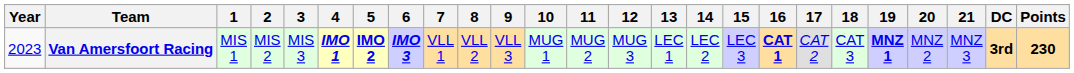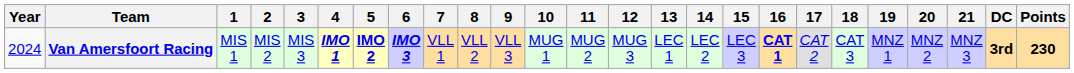(25, 48) 2023 -> (25, 48) 2024
(888, 48) bold -> (888, 48) normal
